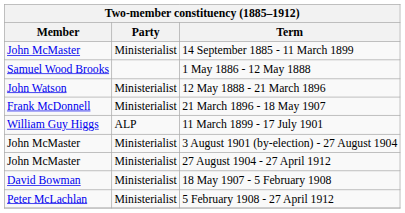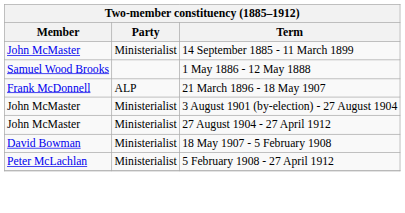- row: (254, 87)
(146, 106) Ministerialist -> (125, 87) ALP
- row: (253, 124)
